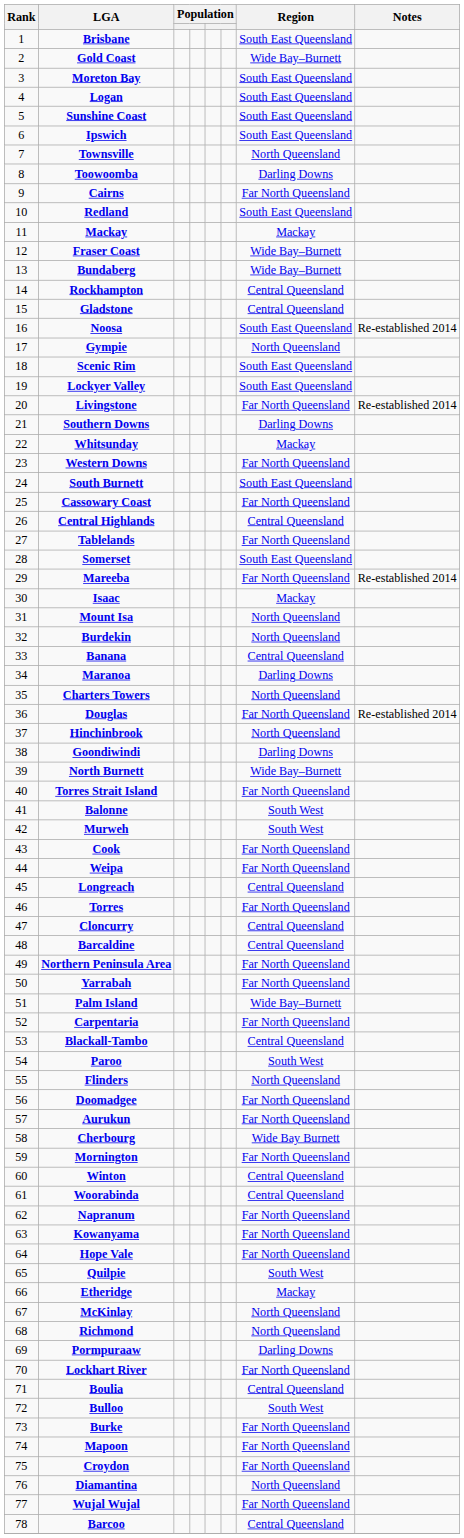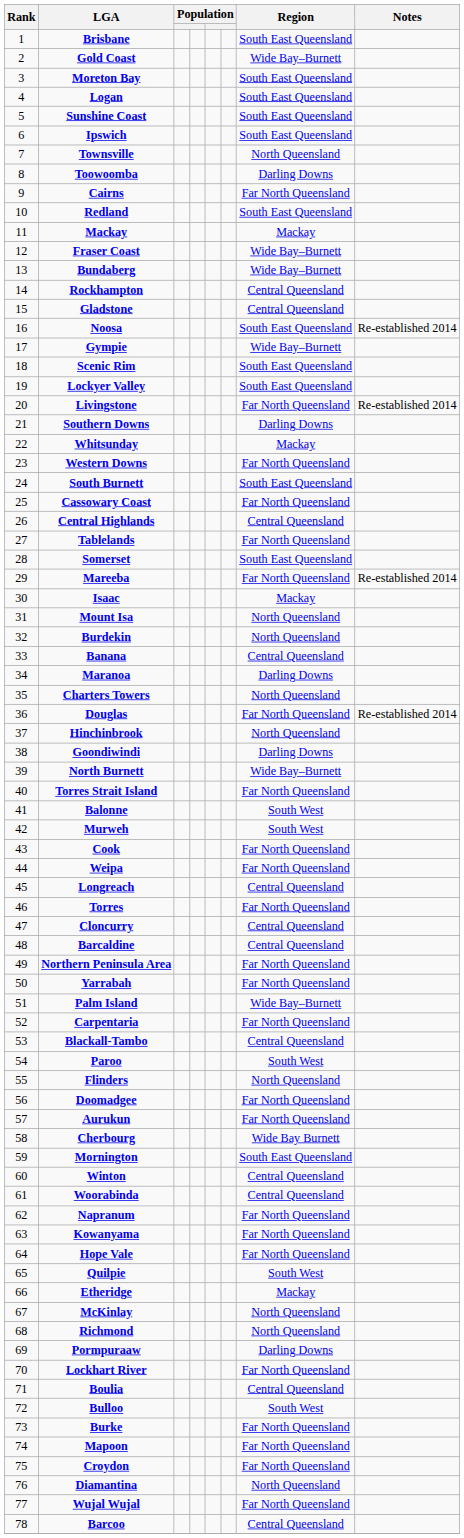(296, 347) North Queensland -> (296, 347) Wide Bay–Burnett
(296, 1157) Far North Queensland -> (296, 1157) South East Queensland
